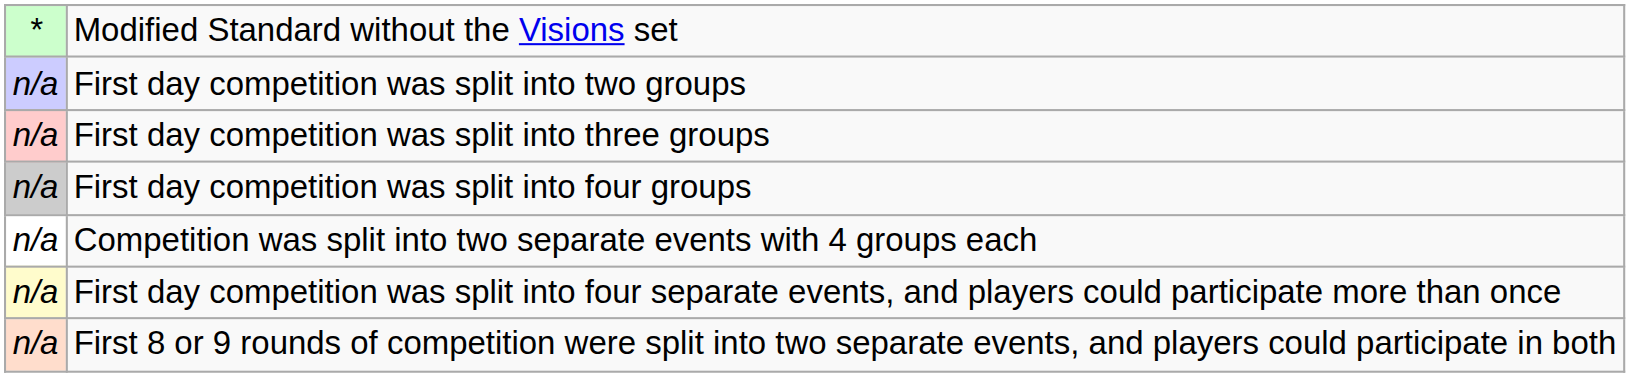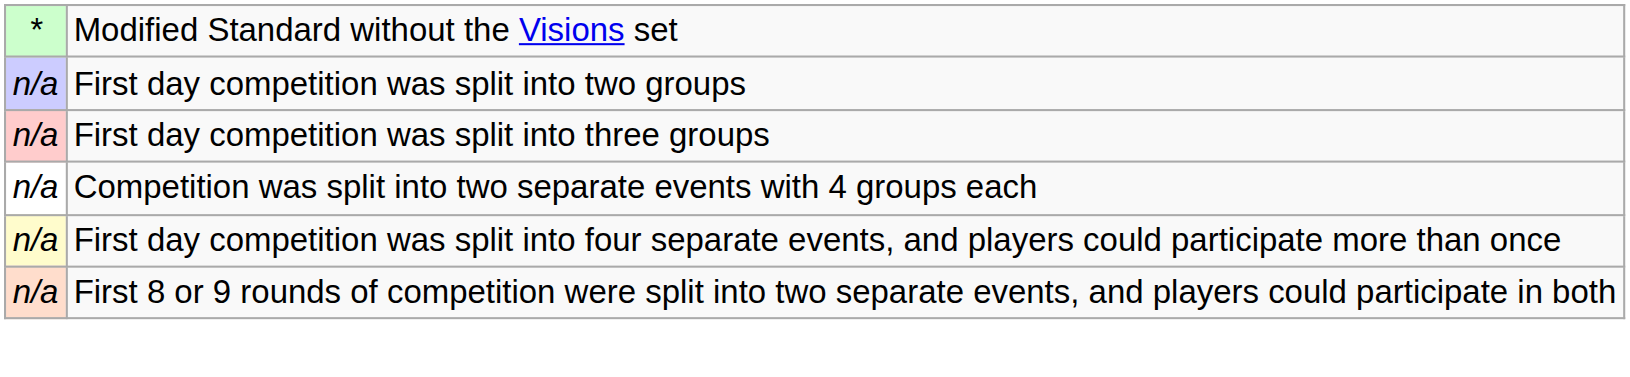- row: (413, 187)
